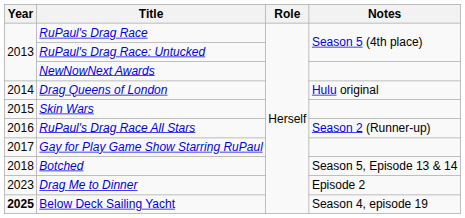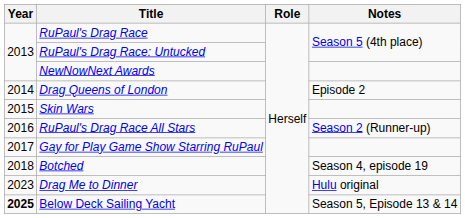(345, 90) Hulu original -> (339, 90) Episode 2
(385, 166) Season 5, Episode 13 & 14 -> (370, 166) Season 4, episode 19
(339, 185) Episode 2 -> (345, 185) Hulu original
(370, 204) Season 4, episode 19 -> (385, 204) Season 5, Episode 13 & 14
